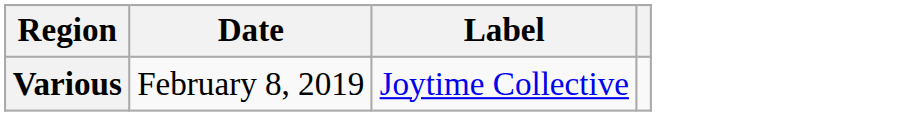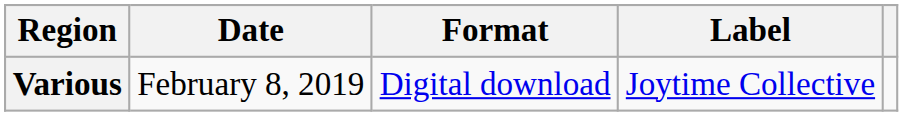+ column: (495, 30)
